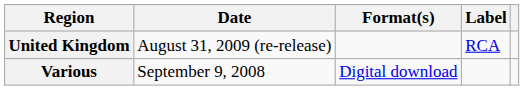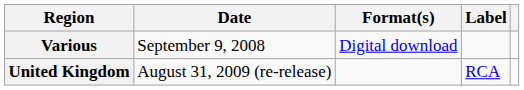rows swapped: (69, 71) <-> (69, 44)
